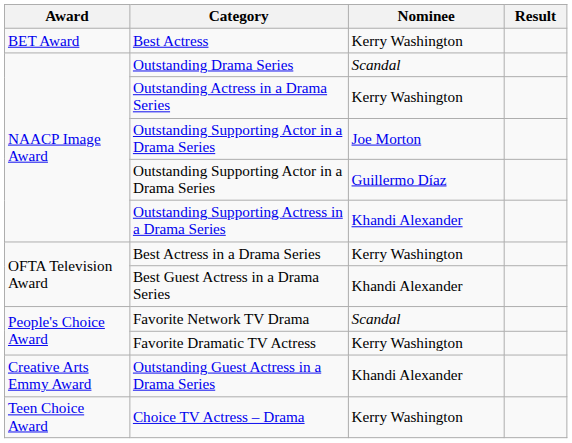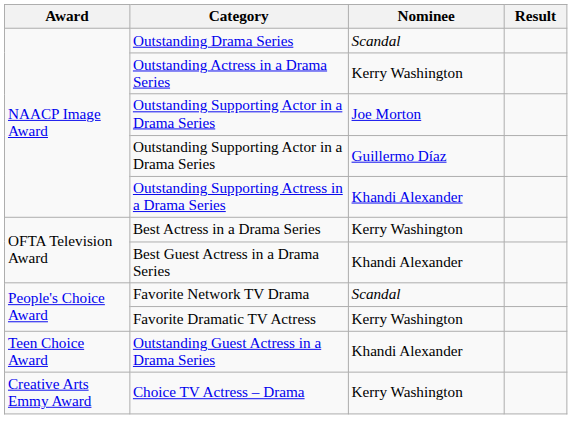- row: (171, 40)
(50, 375) Creative Arts Emmy Award -> (46, 351) Teen Choice Award
(46, 416) Teen Choice Award -> (50, 392) Creative Arts Emmy Award
